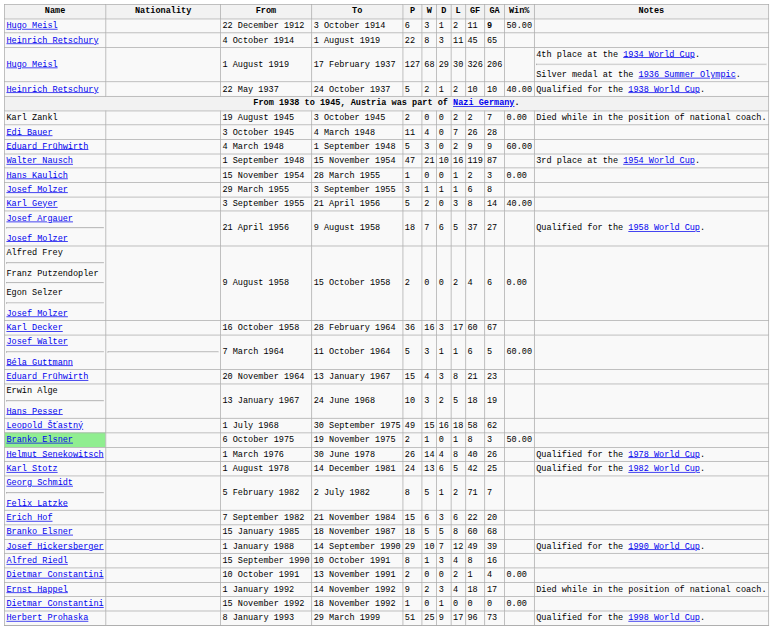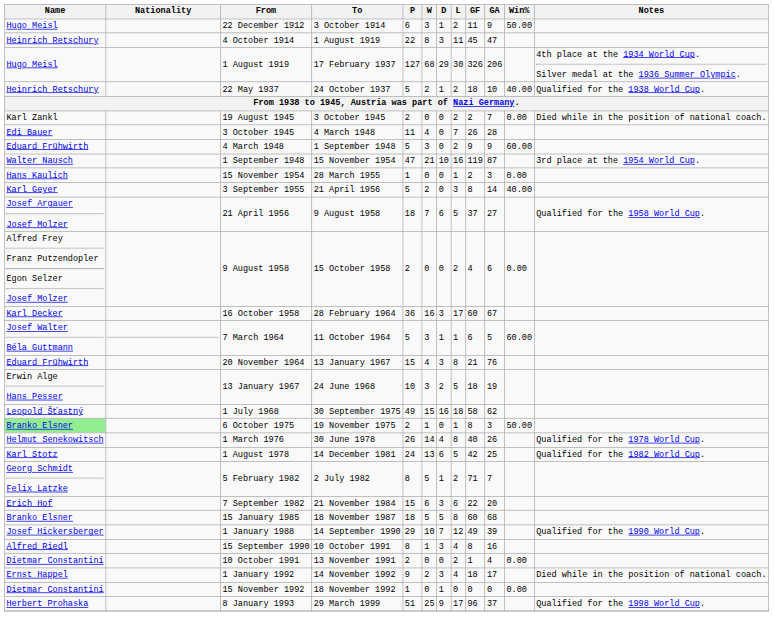(489, 26) bold -> (489, 26) normal
(492, 40) 65 -> (492, 40) 47
(473, 89) 10 -> (473, 89) 18
- row: (256, 189)
(492, 376) 23 -> (492, 362) 76
(492, 618) 73 -> (492, 603) 37
